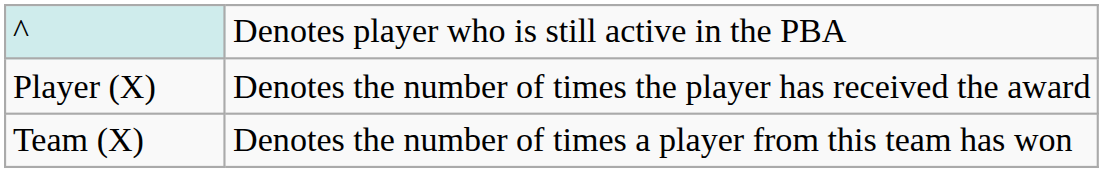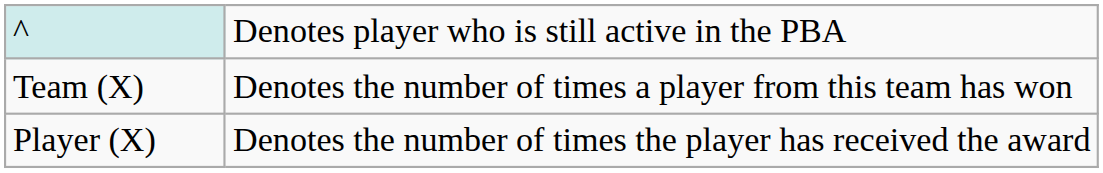rows swapped: (84, 85) <-> (78, 139)
